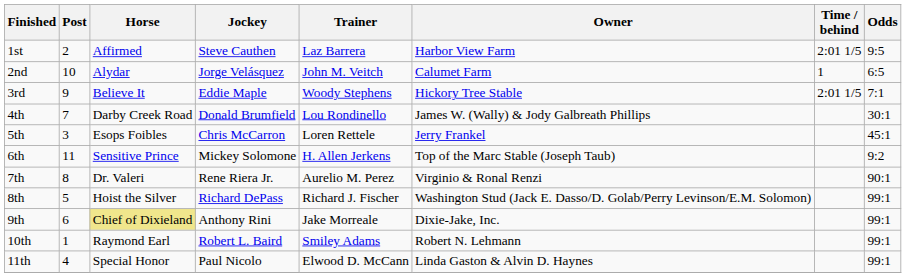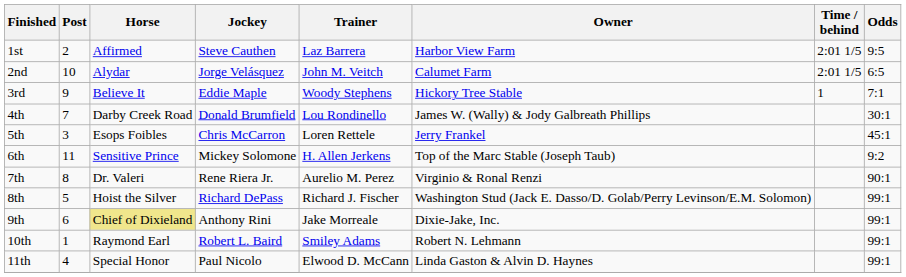(821, 72) 1 -> (839, 72) 2:01 1/5
(839, 93) 2:01 1/5 -> (821, 93) 1
